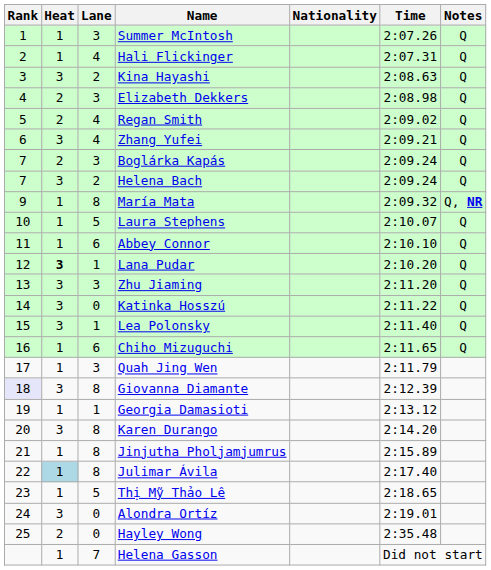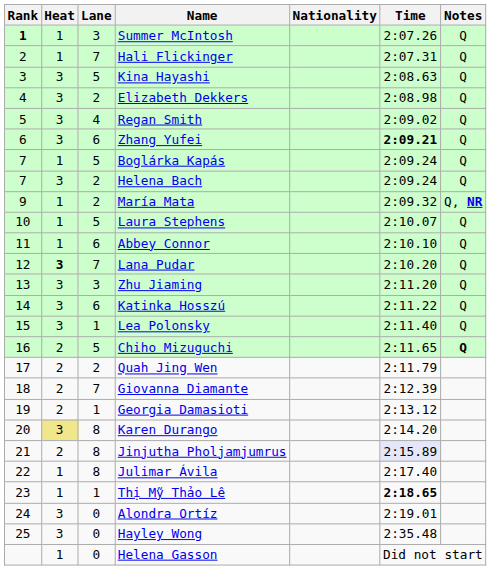(23, 36) normal -> (23, 36) bold
(96, 56) 4 -> (96, 56) 7
(96, 77) 2 -> (96, 77) 5
(60, 98) 2 -> (60, 98) 3
(96, 98) 3 -> (96, 98) 2
(60, 119) 2 -> (60, 119) 3
(96, 139) 4 -> (96, 139) 6
(410, 139) normal -> (410, 139) bold
(60, 160) 2 -> (60, 160) 1
(96, 160) 3 -> (96, 160) 5
(96, 202) 8 -> (96, 202) 2
(96, 264) 1 -> (96, 264) 7
(96, 306) 0 -> (96, 306) 6
(60, 347) 1 -> (60, 347) 2
(96, 347) 6 -> (96, 347) 5
(463, 347) normal -> (463, 347) bold
(60, 368) 1 -> (60, 368) 2
(96, 368) 3 -> (96, 368) 2
(23, 389) lavender background -> (23, 389) no background
(60, 389) 3 -> (60, 389) 2
(96, 389) 8 -> (96, 389) 7
(60, 409) 1 -> (60, 409) 2
(60, 430) no background -> (60, 430) khaki background
(60, 451) 1 -> (60, 451) 2
(410, 451) no background -> (410, 451) lavender background
(60, 472) lightblue background -> (60, 472) no background
(96, 492) 5 -> (96, 492) 1
(410, 492) normal -> (410, 492) bold
(60, 534) 2 -> (60, 534) 3
(96, 555) 7 -> (96, 555) 0
